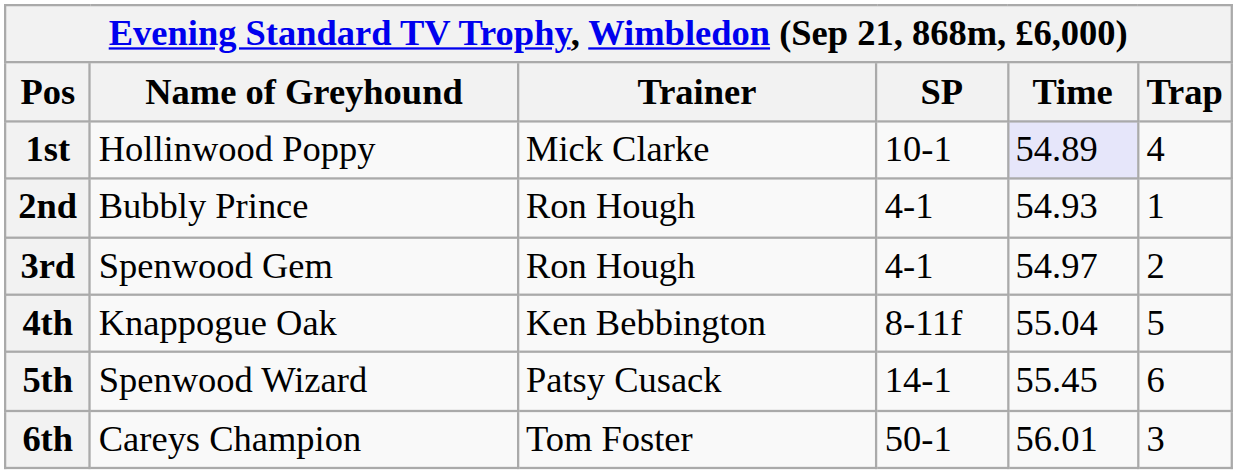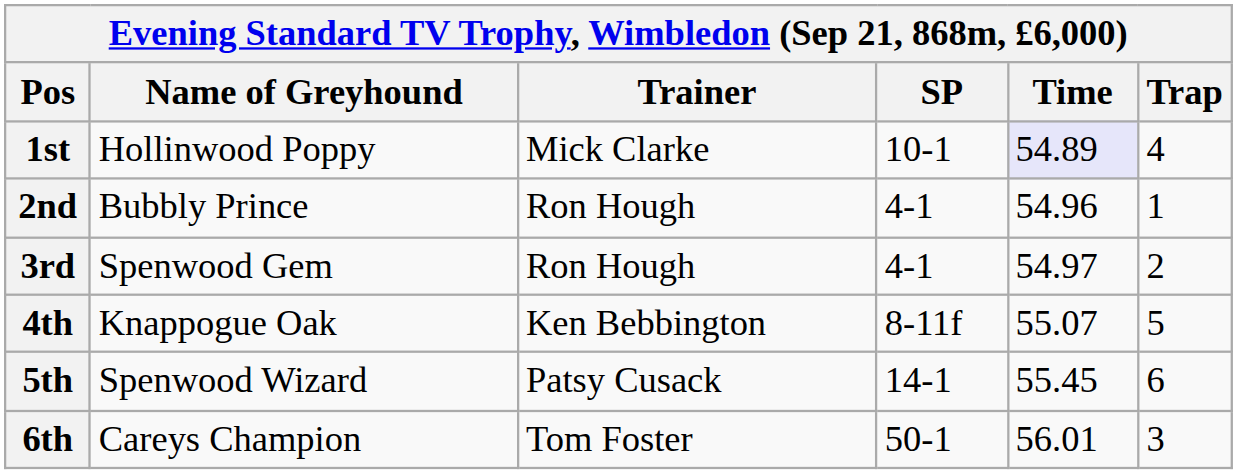(1057, 206) 54.93 -> (1057, 206) 54.96
(1057, 322) 55.04 -> (1057, 322) 55.07
